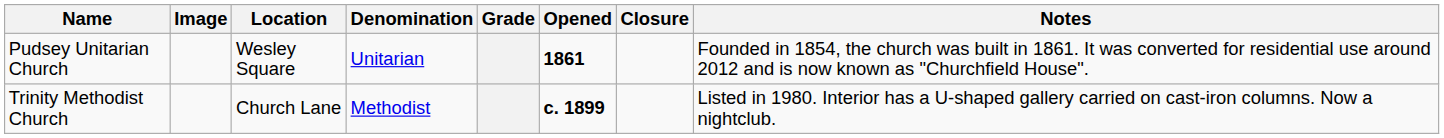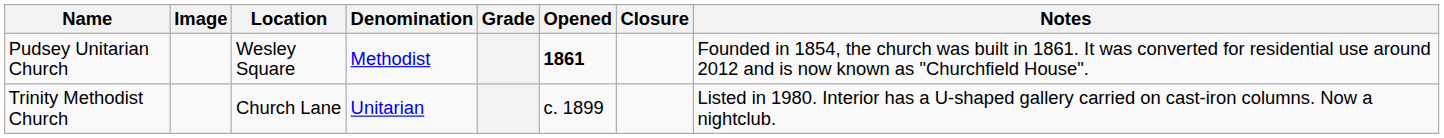(387, 58) Unitarian -> (391, 58) Methodist
(391, 108) Methodist -> (387, 108) Unitarian
(574, 108) bold -> (574, 108) normal
